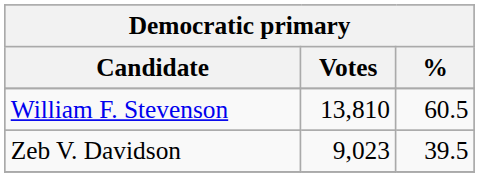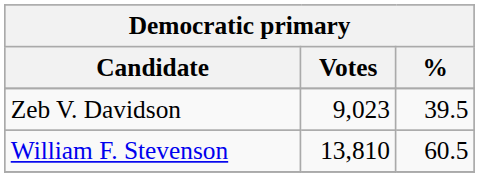rows swapped: (119, 109) <-> (96, 151)
